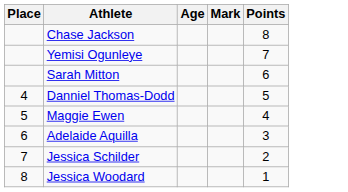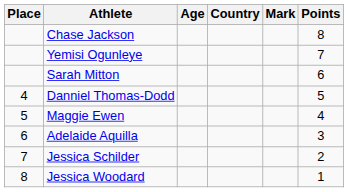+ column: (235, 14)
